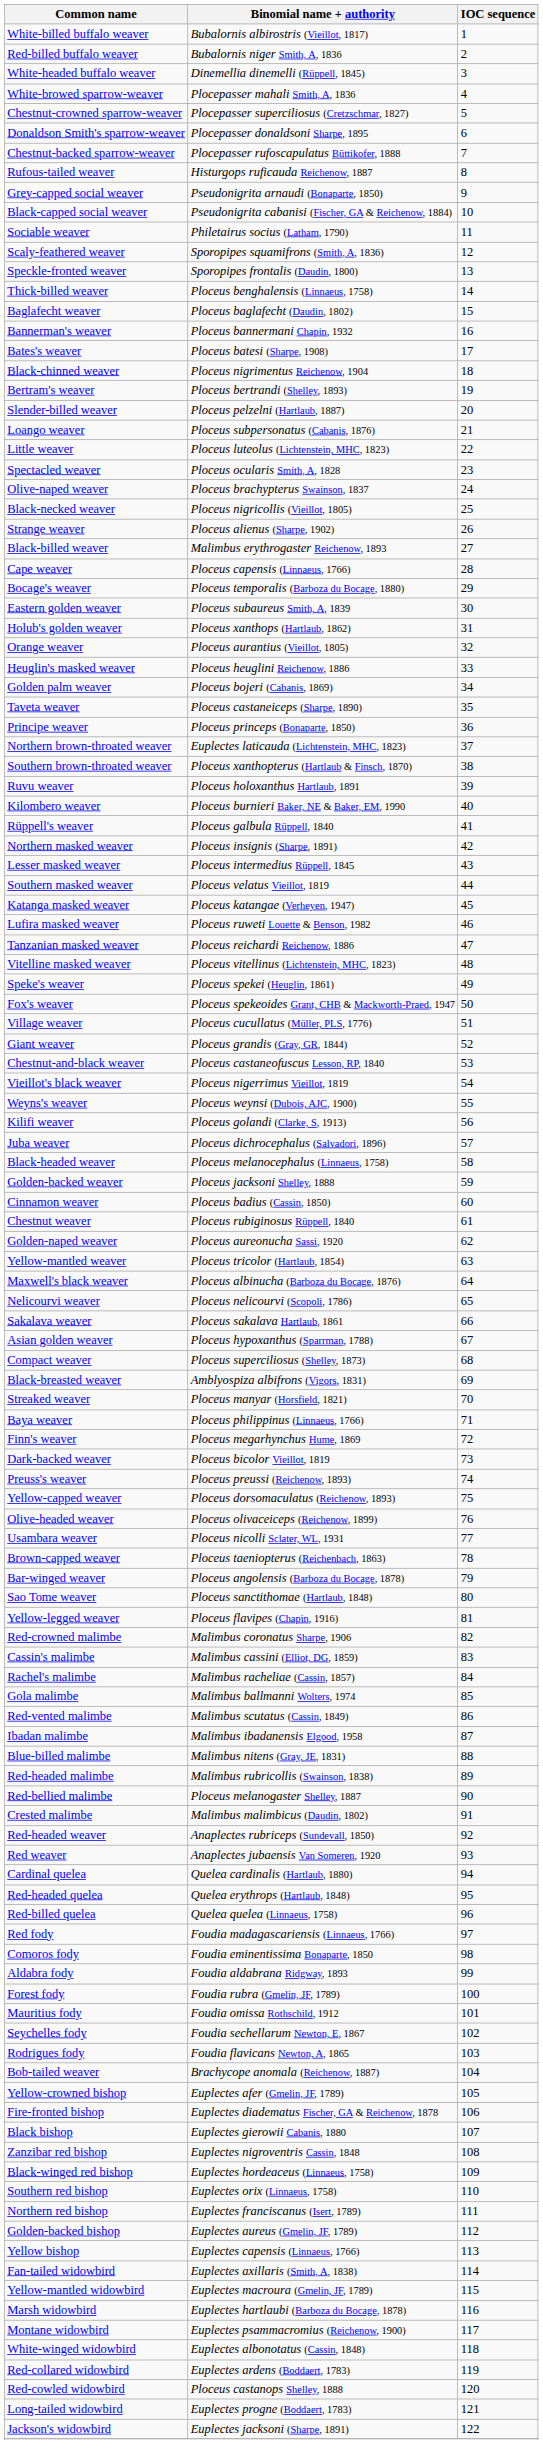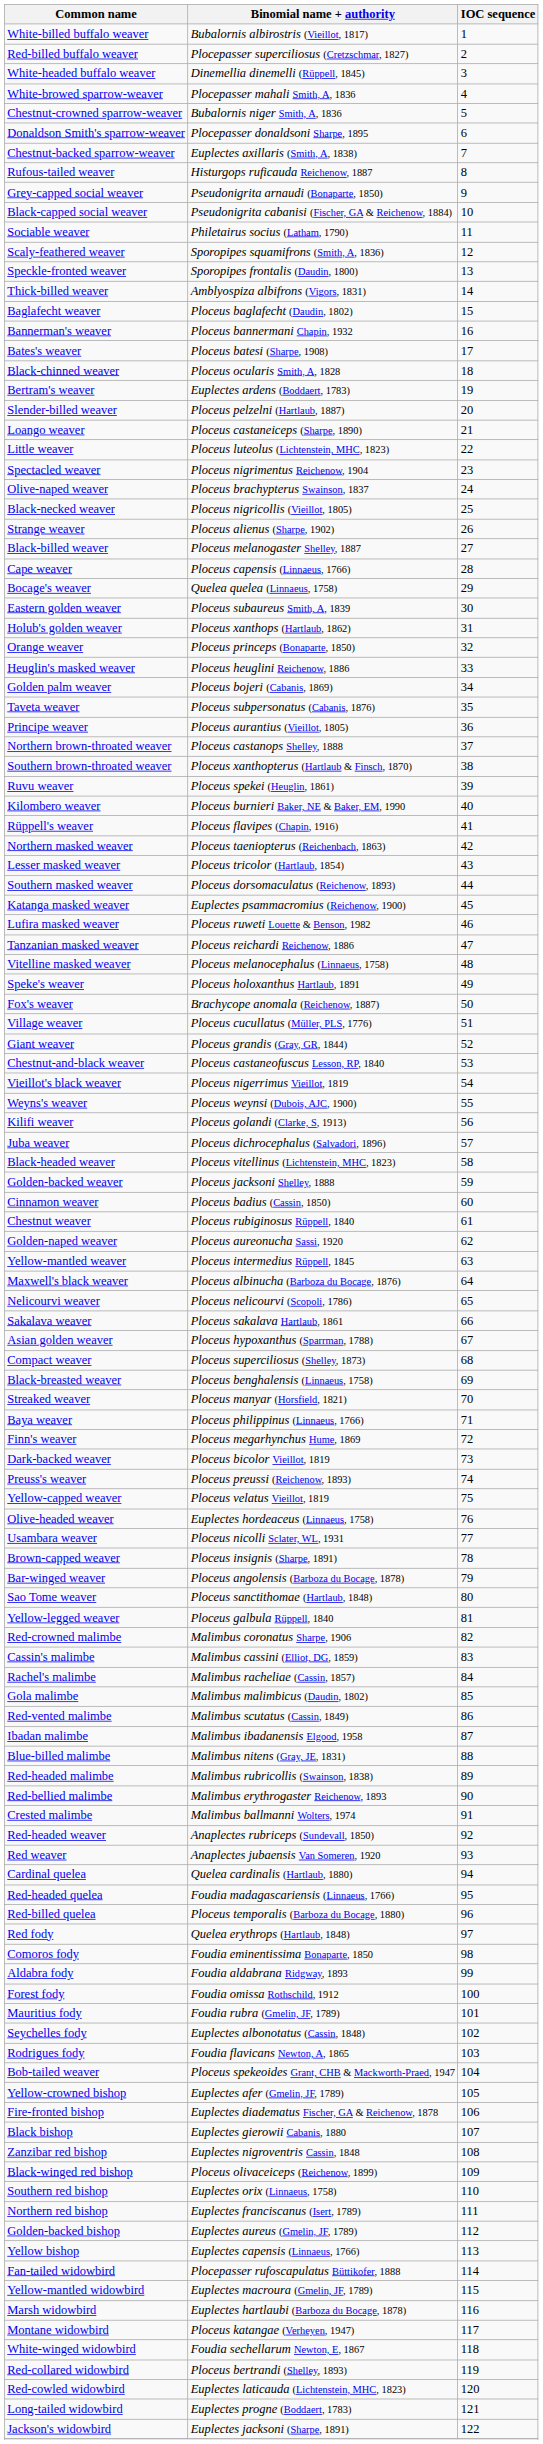(266, 53) Bubalornis niger Smith, A, 1836 -> (300, 53) Plocepasser superciliosus (Cretzschmar, 1827)
(300, 113) Plocepasser superciliosus (Cretzschmar, 1827) -> (266, 113) Bubalornis niger Smith, A, 1836
(296, 152) Plocepasser rufoscapulatus Büttikofer, 1888 -> (274, 152) Euplectes axillaris (Smith, A, 1838)
(282, 291) Ploceus benghalensis (Linnaeus, 1758) -> (278, 291) Amblyospiza albifrons (Vigors, 1831)
(279, 370) Ploceus nigrimentus Reichenow, 1904 -> (265, 370) Ploceus ocularis Smith, A, 1828
(269, 390) Ploceus bertrandi (Shelley, 1893) -> (270, 390) Euplectes ardens (Boddaert, 1783)
(283, 430) Ploceus subpersonatus (Cabanis, 1876) -> (276, 430) Ploceus castaneiceps (Sharpe, 1890)
(265, 469) Ploceus ocularis Smith, A, 1828 -> (279, 469) Ploceus nigrimentus Reichenow, 1904
(289, 548) Malimbus erythrogaster Reichenow, 1893 -> (276, 548) Ploceus melanogaster Shelley, 1887
(297, 588) Ploceus temporalis (Barboza du Bocage, 1880) -> (264, 588) Quelea quelea (Linnaeus, 1758)
(269, 647) Ploceus aurantius (Vieillot, 1805) -> (273, 647) Ploceus princeps (Bonaparte, 1850)
(276, 707) Ploceus castaneiceps (Sharpe, 1890) -> (283, 707) Ploceus subpersonatus (Cabanis, 1876)
(273, 726) Ploceus princeps (Bonaparte, 1850) -> (269, 726) Ploceus aurantius (Vieillot, 1805)
(298, 746) Euplectes laticauda (Lichtenstein, MHC, 1823) -> (267, 746) Ploceus castanops Shelley, 1888
(275, 786) Ploceus holoxanthus Hartlaub, 1891 -> (262, 786) Ploceus spekei (Heuglin, 1861)
(262, 825) Ploceus galbula Rüppell, 1840 -> (264, 825) Ploceus flavipes (Chapin, 1916)
(264, 845) Ploceus insignis (Sharpe, 1891) -> (288, 845) Ploceus taeniopterus (Reichenbach, 1863)
(272, 865) Ploceus intermedius Rüppell, 1845 -> (267, 865) Ploceus tricolor (Hartlaub, 1854)
(260, 885) Ploceus velatus Vieillot, 1819 -> (293, 885) Ploceus dorsomaculatus (Reichenow, 1893)
(272, 905) Ploceus katangae (Verheyen, 1947) -> (298, 905) Euplectes psammacromius (Reichenow, 1900)
(293, 964) Ploceus vitellinus (Lichtenstein, MHC, 1823) -> (290, 964) Ploceus melanocephalus (Linnaeus, 1758)
(262, 984) Ploceus spekei (Heuglin, 1861) -> (275, 984) Ploceus holoxanthus Hartlaub, 1891
(323, 1004) Ploceus spekeoides Grant, CHB & Mackworth-Praed, 1947 -> (285, 1004) Brachycope anomala (Reichenow, 1887)
(290, 1162) Ploceus melanocephalus (Linnaeus, 1758) -> (293, 1162) Ploceus vitellinus (Lichtenstein, MHC, 1823)
(267, 1261) Ploceus tricolor (Hartlaub, 1854) -> (272, 1261) Ploceus intermedius Rüppell, 1845
(278, 1380) Amblyospiza albifrons (Vigors, 1831) -> (282, 1380) Ploceus benghalensis (Linnaeus, 1758)
(293, 1498) Ploceus dorsomaculatus (Reichenow, 1893) -> (260, 1498) Ploceus velatus Vieillot, 1819
(284, 1518) Ploceus olivaceiceps (Reichenow, 1899) -> (282, 1518) Euplectes hordeaceus (Linnaeus, 1758)
(288, 1558) Ploceus taeniopterus (Reichenbach, 1863) -> (264, 1558) Ploceus insignis (Sharpe, 1891)
(264, 1617) Ploceus flavipes (Chapin, 1916) -> (262, 1617) Ploceus galbula Rüppell, 1840
(273, 1696) Malimbus ballmanni Wolters, 1974 -> (279, 1696) Malimbus malimbicus (Daudin, 1802)
(276, 1795) Ploceus melanogaster Shelley, 1887 -> (289, 1795) Malimbus erythrogaster Reichenow, 1893
(279, 1815) Malimbus malimbicus (Daudin, 1802) -> (273, 1815) Malimbus ballmanni Wolters, 1974
(270, 1894) Quelea erythrops (Hartlaub, 1848) -> (292, 1894) Foudia madagascariensis (Linnaeus, 1766)
(264, 1914) Quelea quelea (Linnaeus, 1758) -> (297, 1914) Ploceus temporalis (Barboza du Bocage, 1880)
(292, 1934) Foudia madagascariensis (Linnaeus, 1766) -> (270, 1934) Quelea erythrops (Hartlaub, 1848)
(265, 1993) Foudia rubra (Gmelin, JF, 1789) -> (265, 1993) Foudia omissa Rothschild, 1912
(265, 2013) Foudia omissa Rothschild, 1912 -> (265, 2013) Foudia rubra (Gmelin, JF, 1789)
(278, 2033) Foudia sechellarum Newton, E, 1867 -> (278, 2033) Euplectes albonotatus (Cassin, 1848)
(285, 2072) Brachycope anomala (Reichenow, 1887) -> (323, 2072) Ploceus spekeoides Grant, CHB & Mackworth-Praed, 1947
(282, 2171) Euplectes hordeaceus (Linnaeus, 1758) -> (284, 2171) Ploceus olivaceiceps (Reichenow, 1899)
(274, 2270) Euplectes axillaris (Smith, A, 1838) -> (296, 2270) Plocepasser rufoscapulatus Büttikofer, 1888
(298, 2330) Euplectes psammacromius (Reichenow, 1900) -> (272, 2330) Ploceus katangae (Verheyen, 1947)
(278, 2349) Euplectes albonotatus (Cassin, 1848) -> (278, 2349) Foudia sechellarum Newton, E, 1867
(270, 2369) Euplectes ardens (Boddaert, 1783) -> (269, 2369) Ploceus bertrandi (Shelley, 1893)
(267, 2389) Ploceus castanops Shelley, 1888 -> (298, 2389) Euplectes laticauda (Lichtenstein, MHC, 1823)
